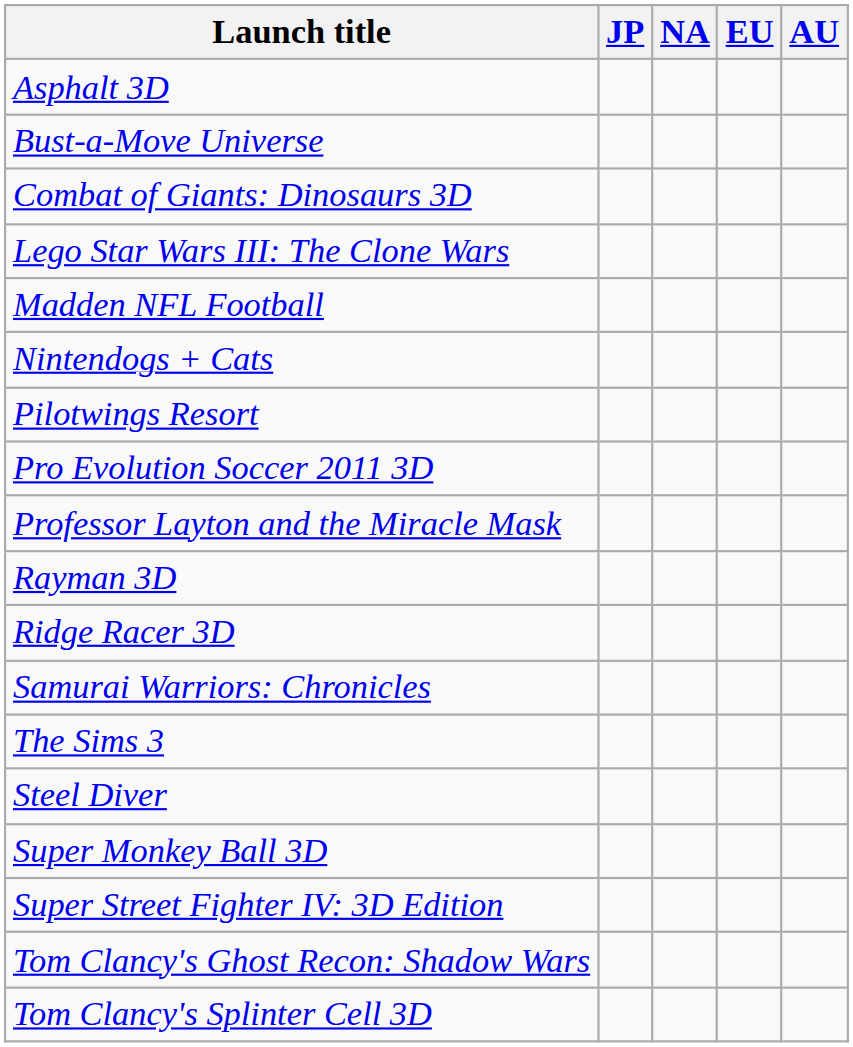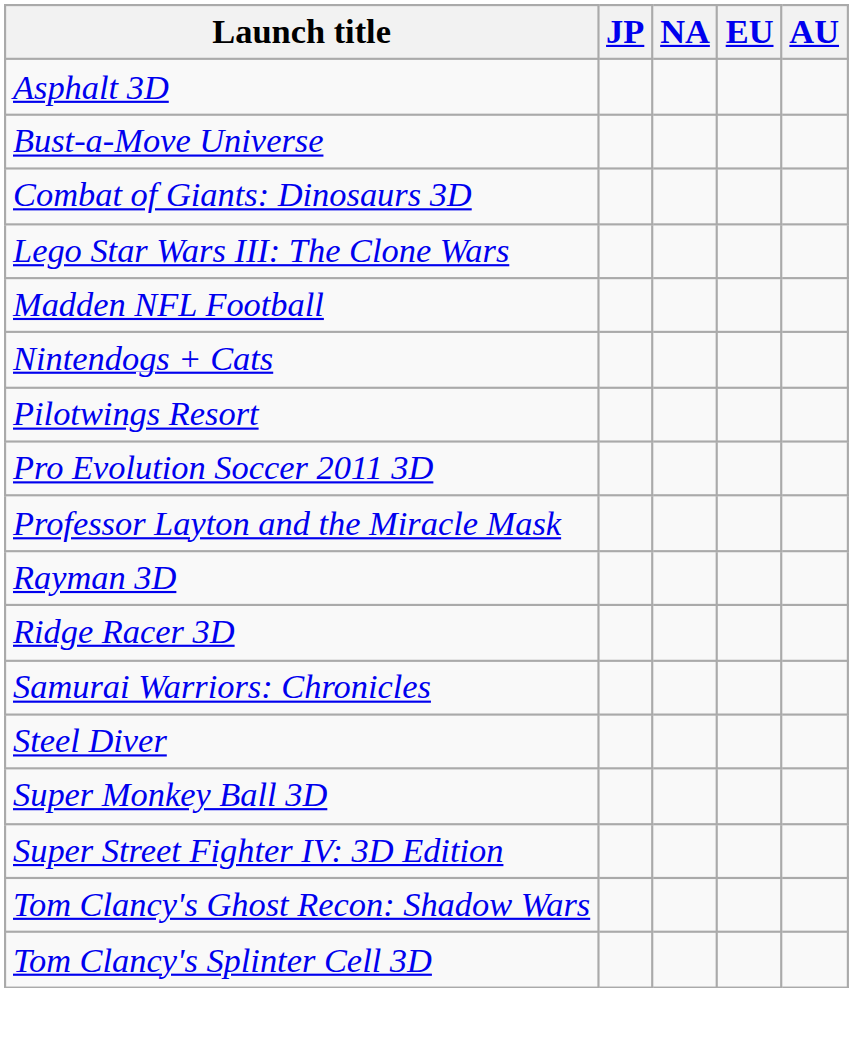- row: (89, 741)
